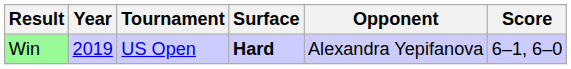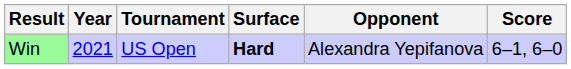(93, 49) 2019 -> (93, 49) 2021
